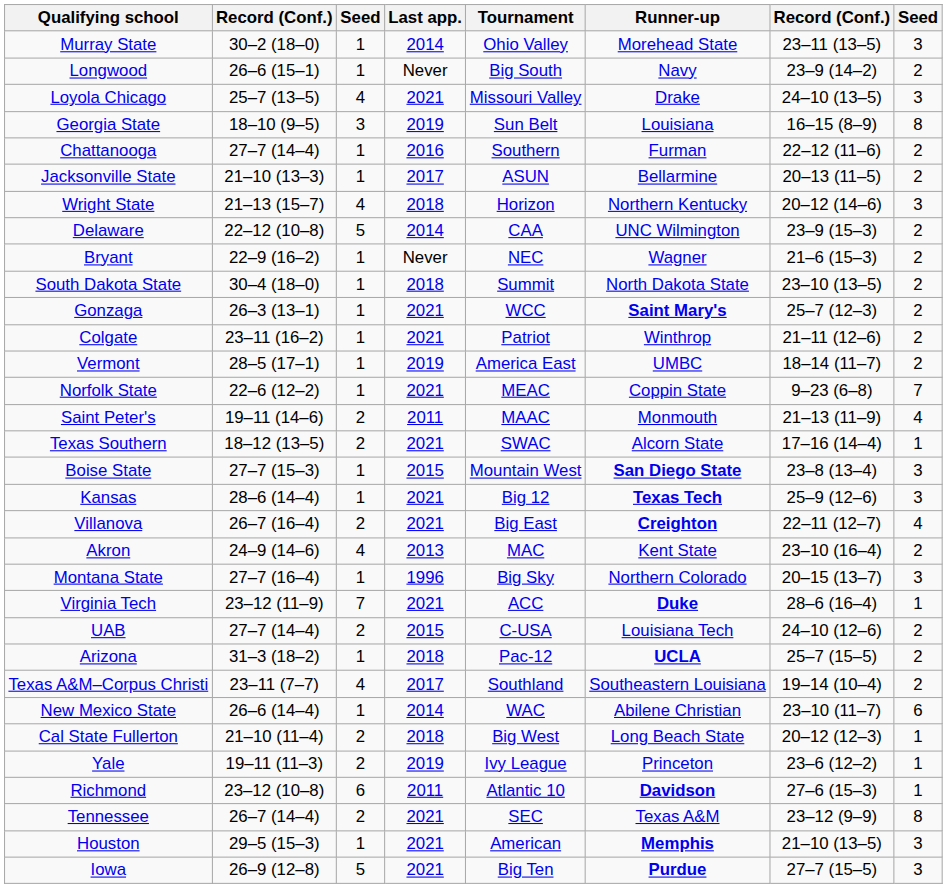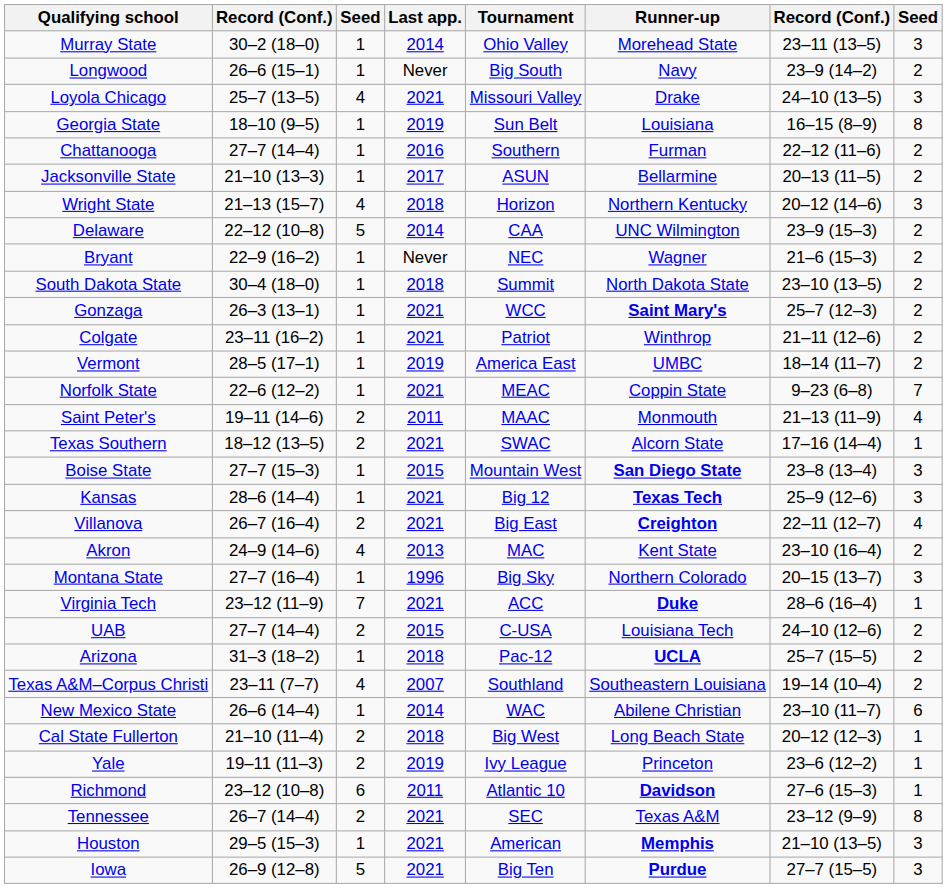(360, 124) 3 -> (360, 124) 1
(425, 683) 2017 -> (425, 683) 2007
